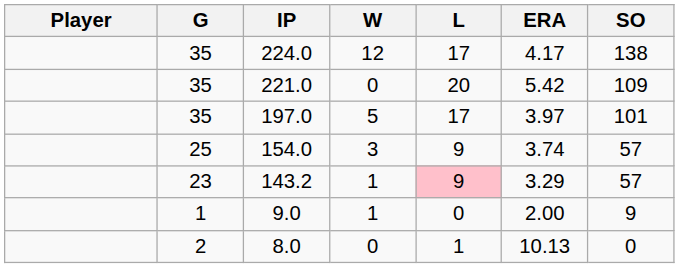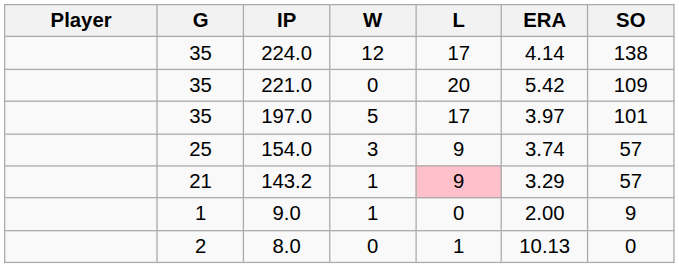(545, 52) 4.17 -> (545, 52) 4.14
(201, 181) 23 -> (201, 181) 21
